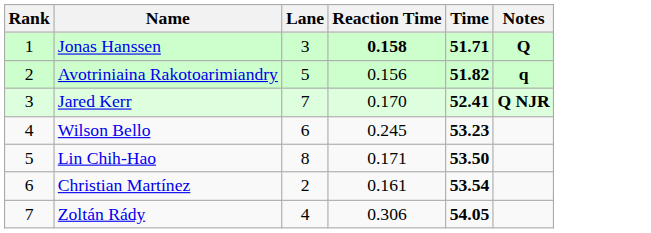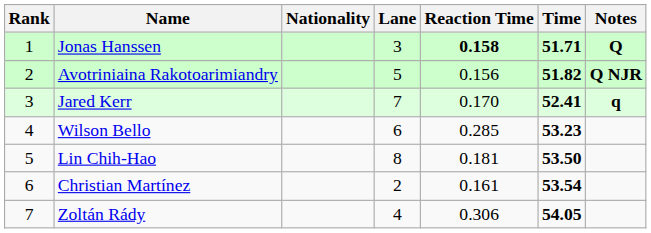+ column: (328, 18)
(524, 74) q -> (616, 74) Q NJR
(524, 102) Q NJR -> (616, 102) q
(387, 130) 0.245 -> (479, 130) 0.285
(387, 158) 0.171 -> (479, 158) 0.181
